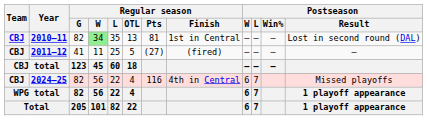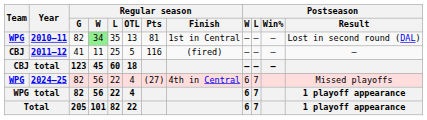(17, 39) CBJ -> (17, 39) WPG
(154, 53) (27) -> (154, 53) 116
(17, 80) CBJ -> (17, 80) WPG
(154, 80) 116 -> (154, 80) (27)
